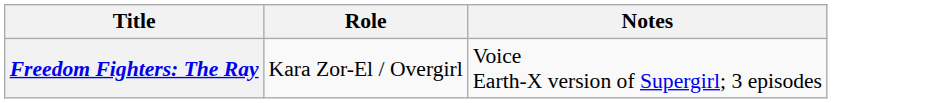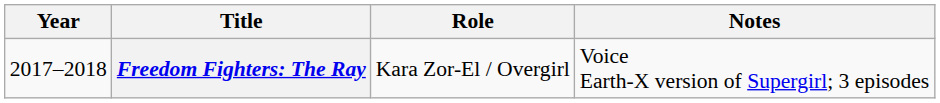+ column: (58, 21)
